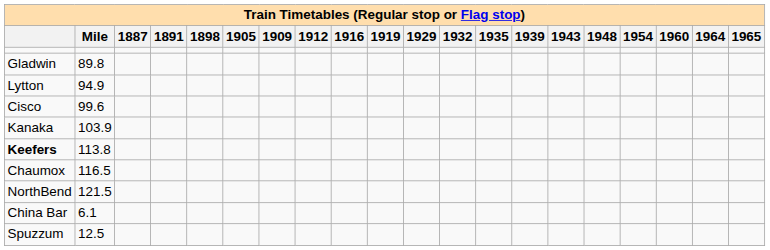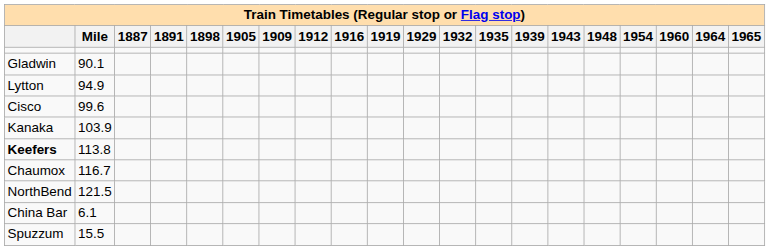(91, 63) 89.8 -> (91, 63) 90.1
(94, 170) 116.5 -> (94, 170) 116.7
(91, 234) 12.5 -> (91, 234) 15.5
